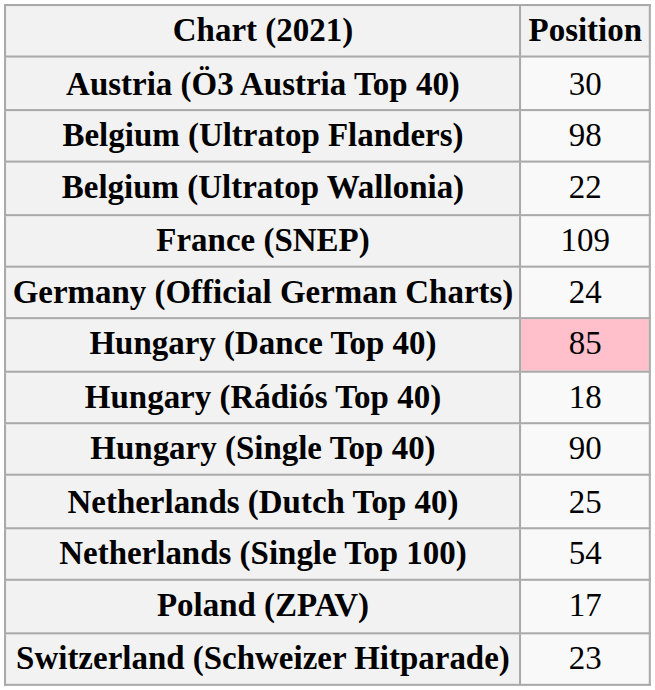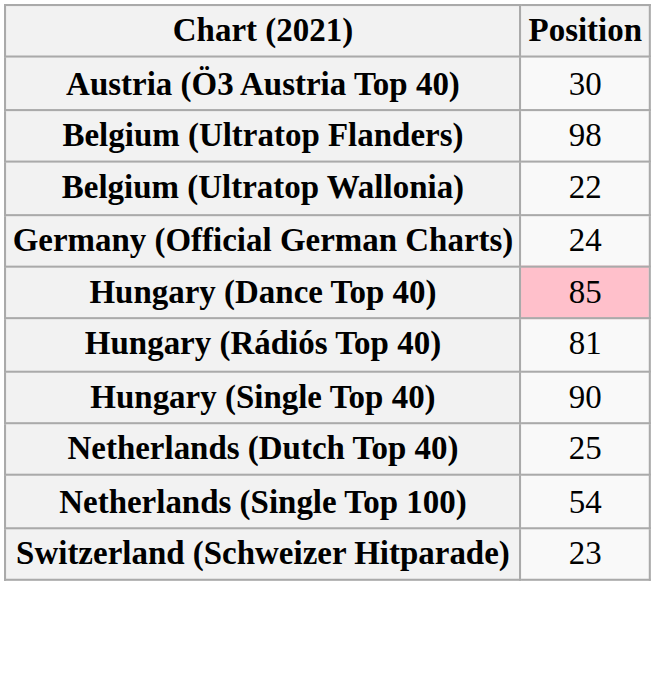- row: (263, 239)
(585, 396) 18 -> (585, 344) 81
- row: (263, 605)
